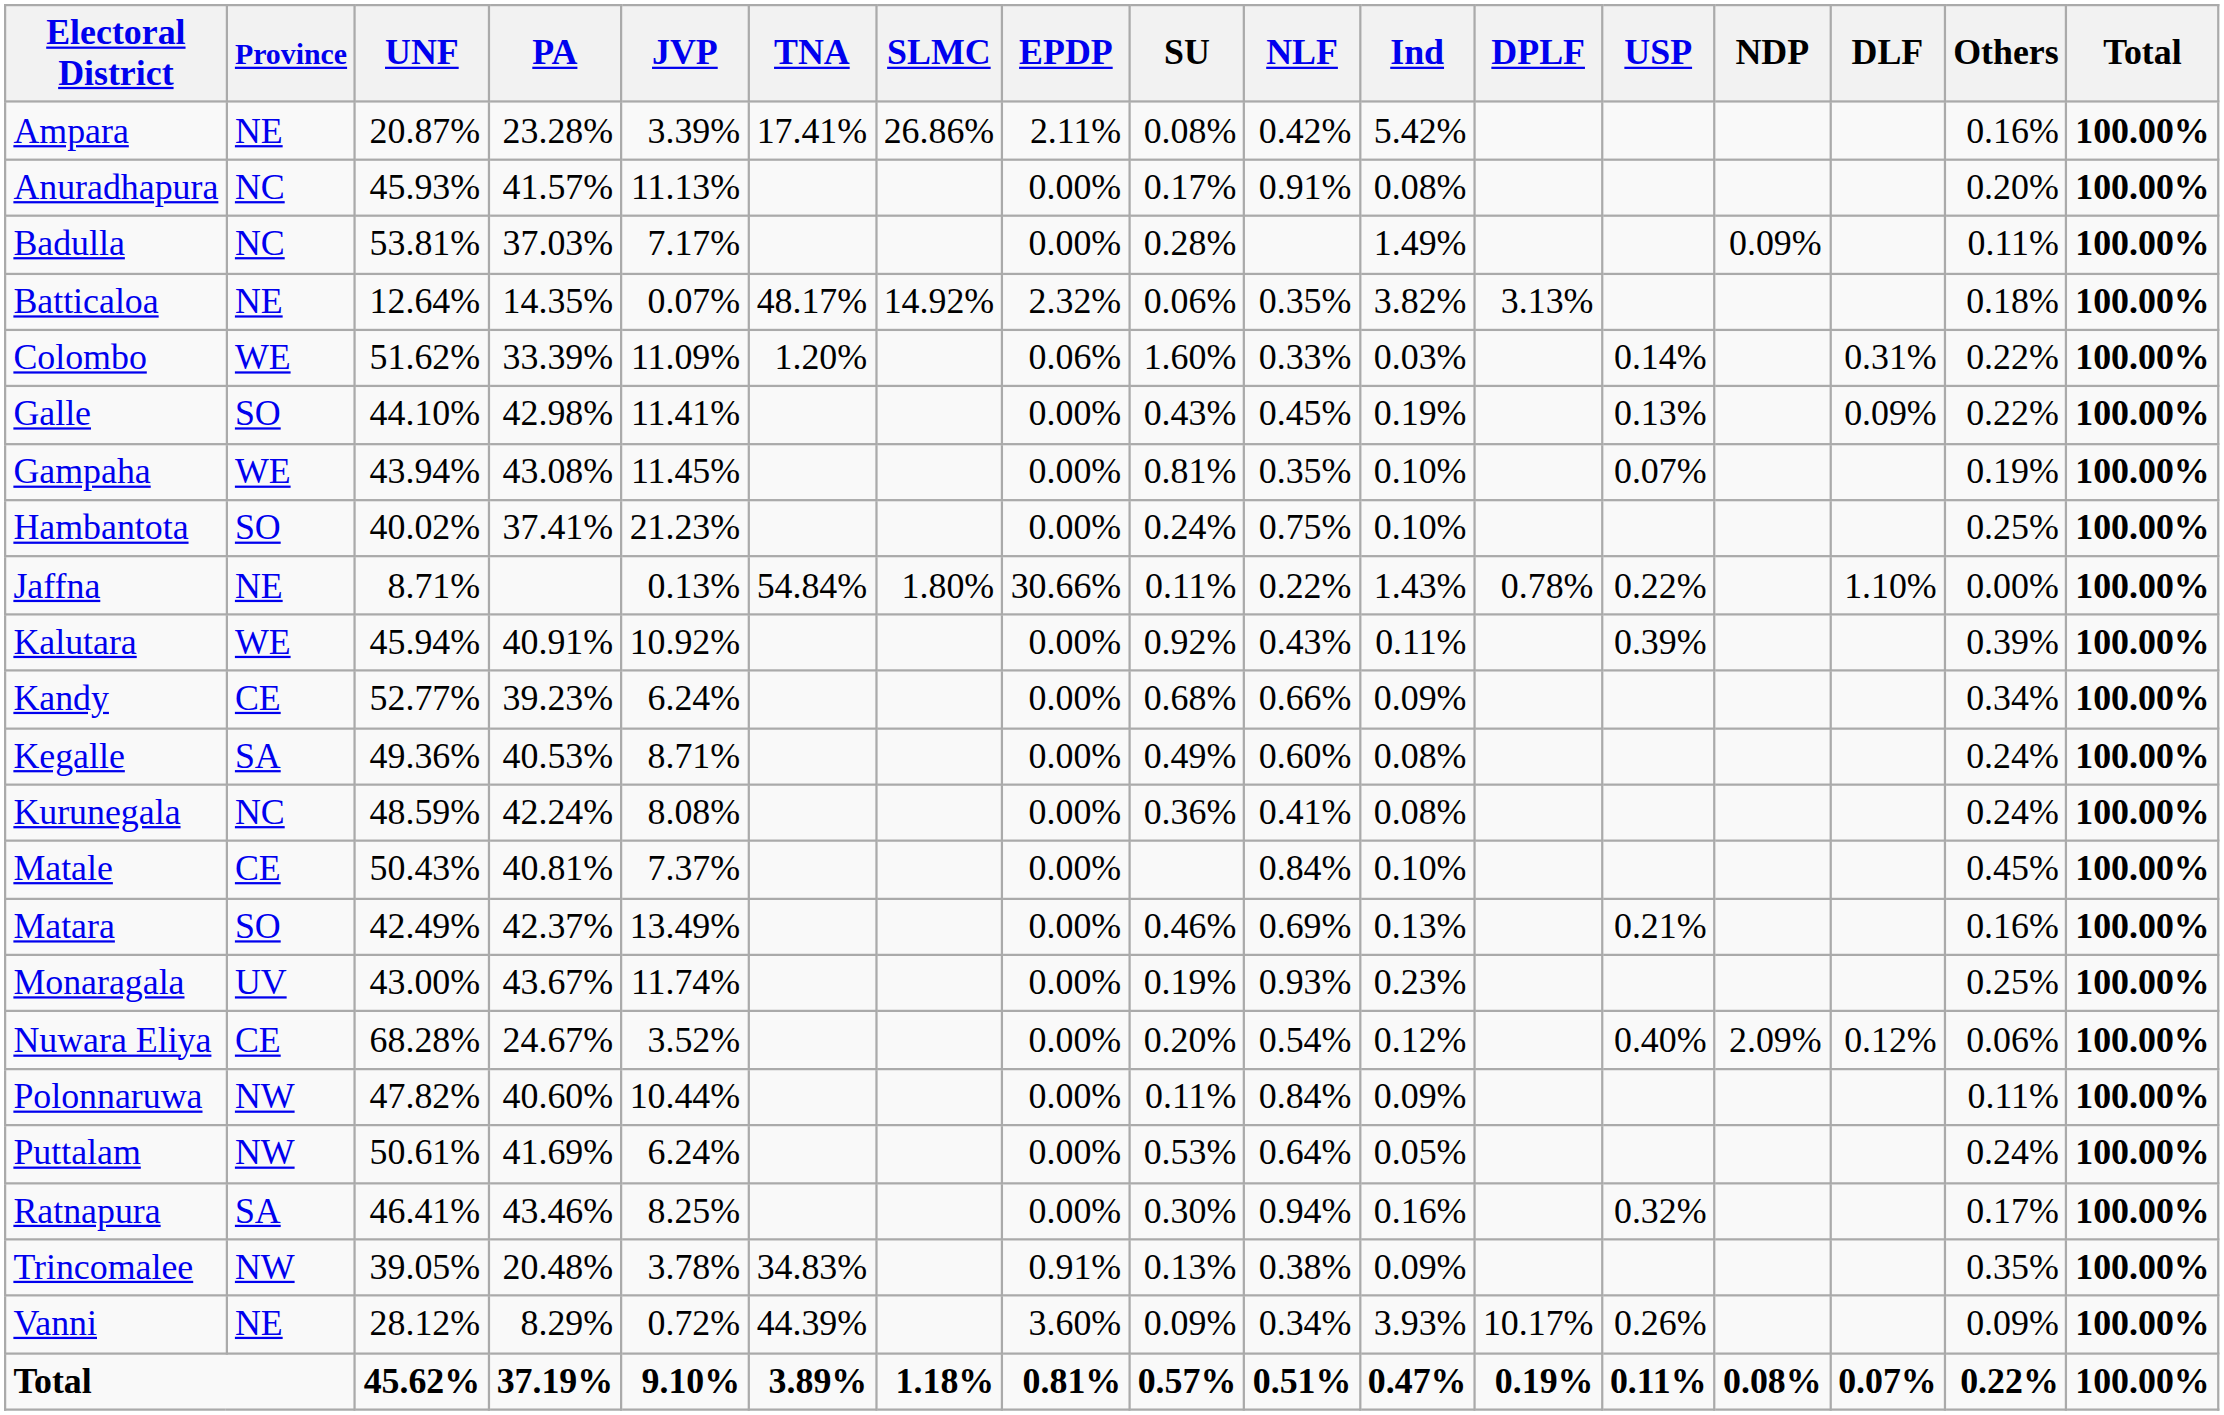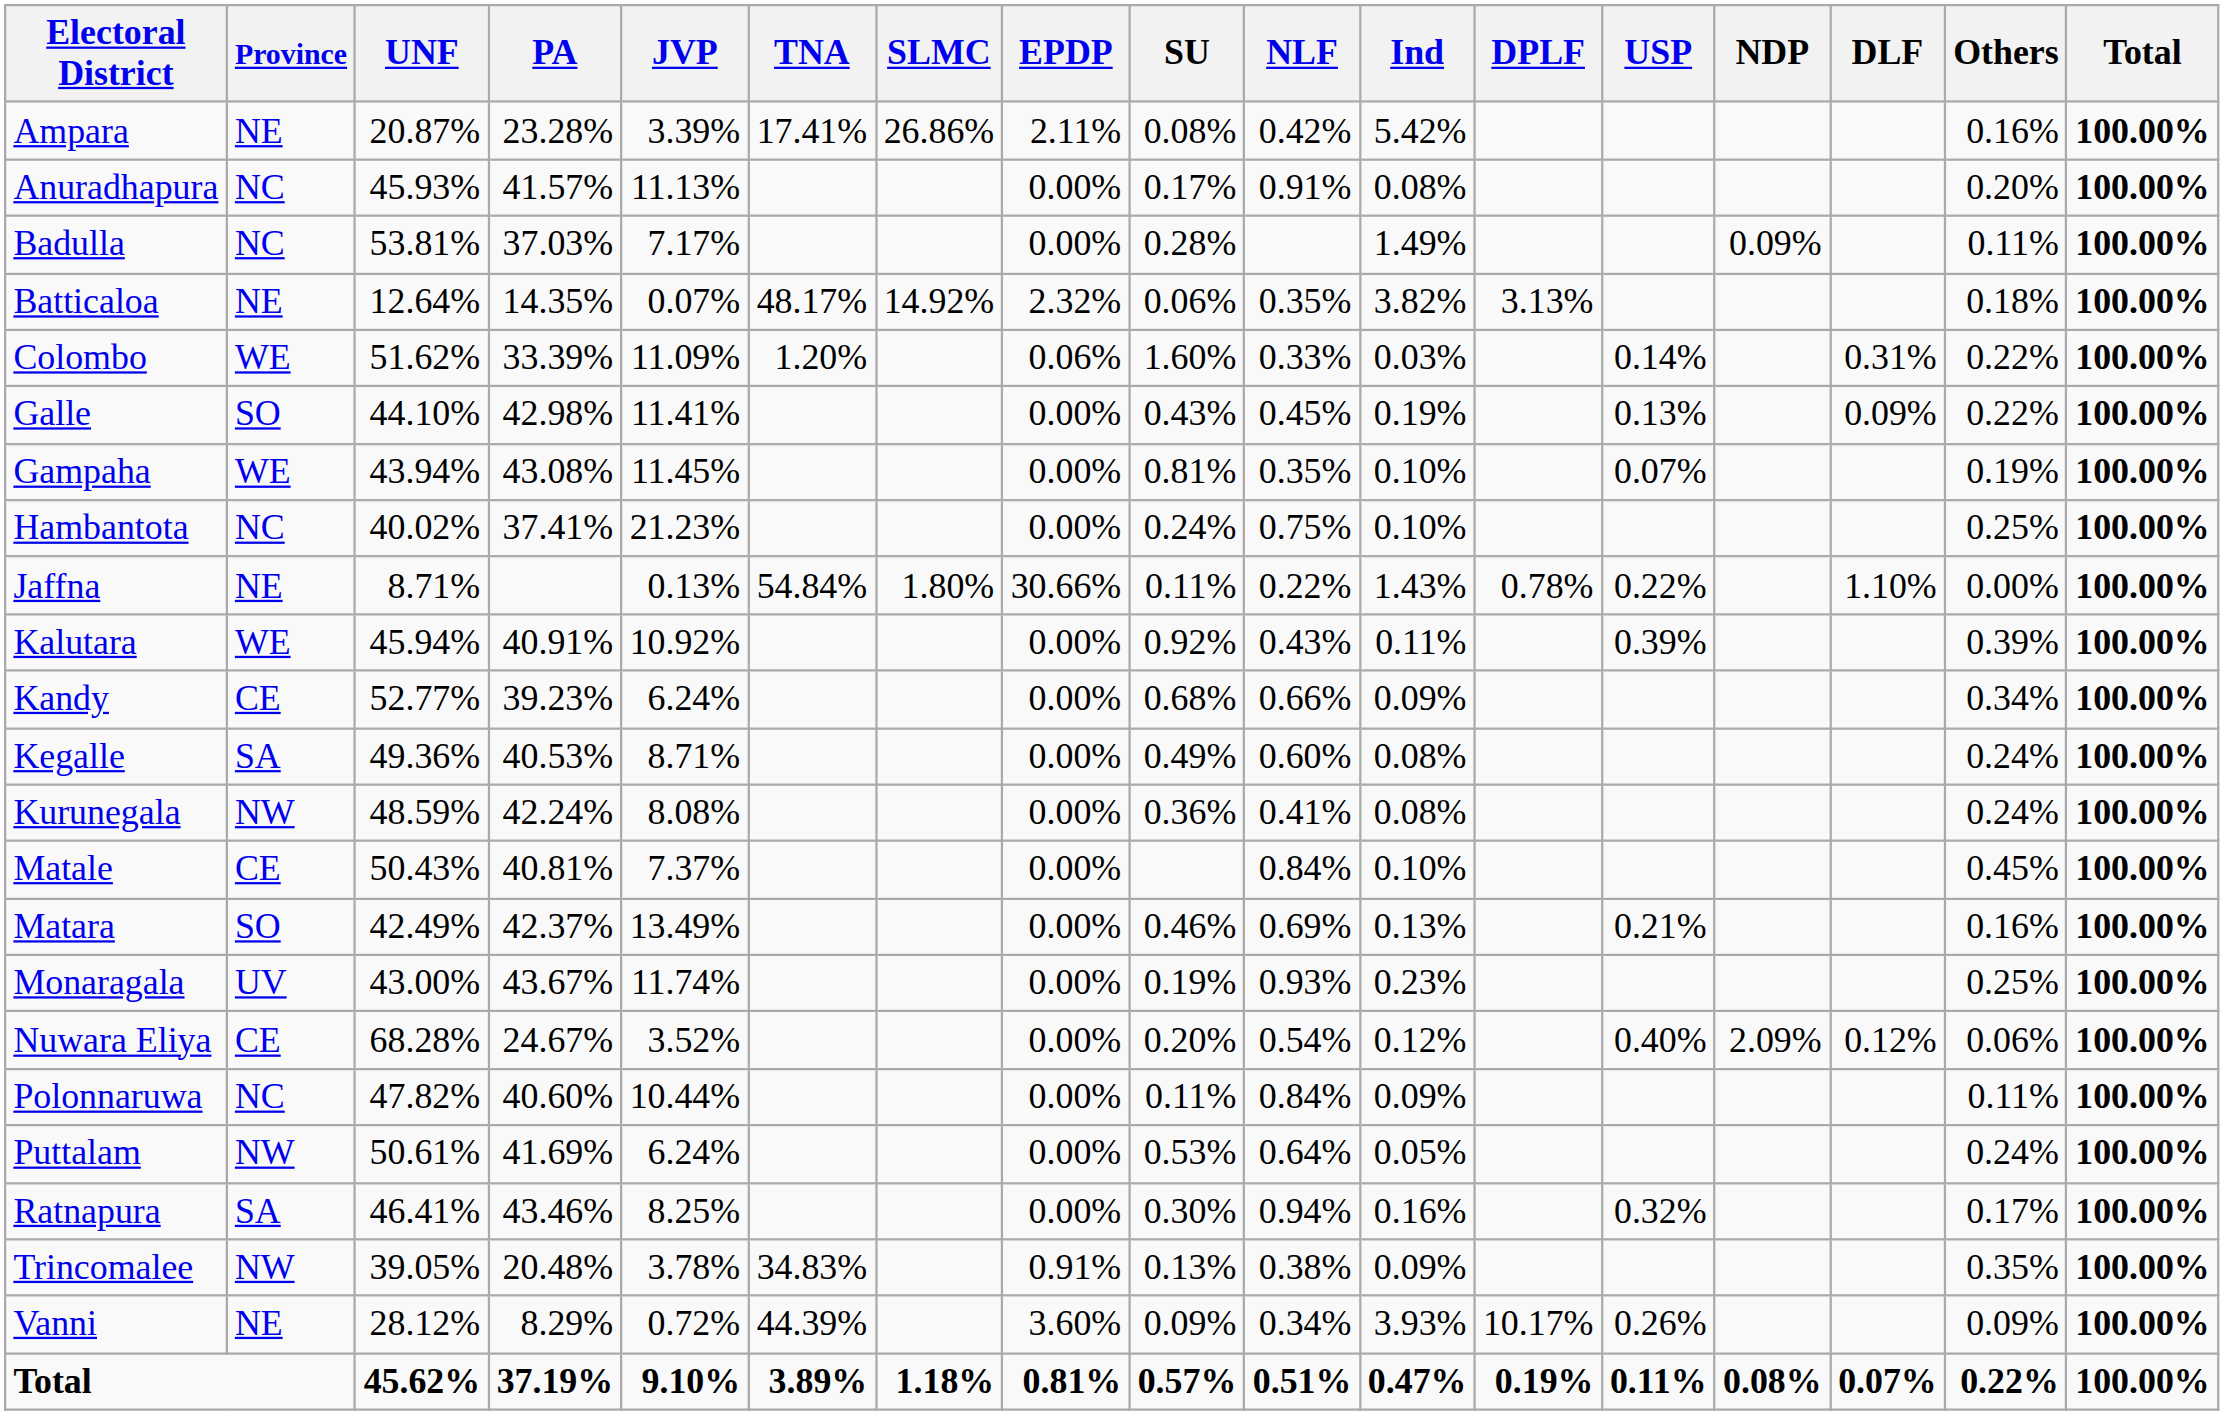(258, 527) SO -> (260, 527) NC
(260, 812) NC -> (265, 812) NW
(265, 1096) NW -> (260, 1096) NC
